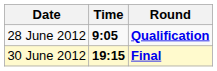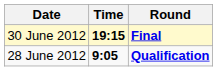rows swapped: (47, 35) <-> (47, 55)
